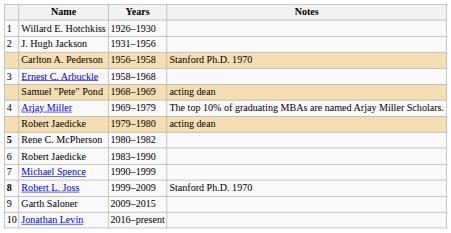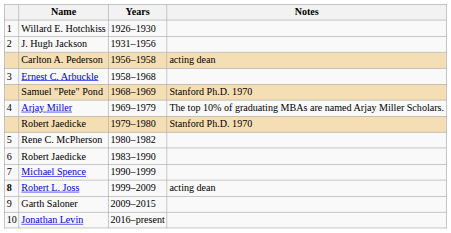(211, 60) Stanford Ph.D. 1970 -> (192, 60) acting dean
(192, 92) acting dean -> (211, 92) Stanford Ph.D. 1970
(192, 124) acting dean -> (211, 124) Stanford Ph.D. 1970
(9, 140) bold -> (9, 140) normal
(211, 188) Stanford Ph.D. 1970 -> (192, 188) acting dean
